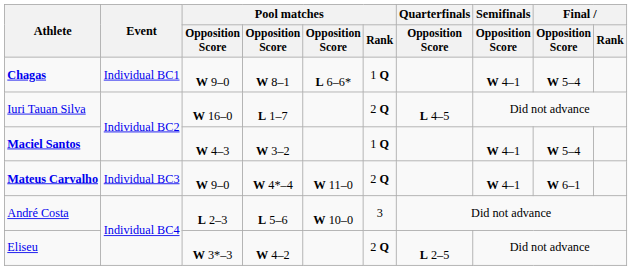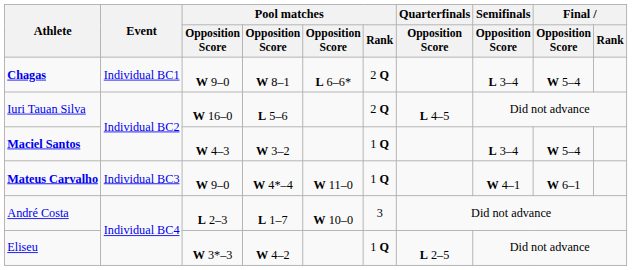(380, 75) 1 Q -> (380, 75) 2 Q
(503, 82) W 4–1 -> (503, 82) L 3–4
(273, 116) L 1–7 -> (273, 116) L 5–6
(503, 151) W 4–1 -> (503, 151) L 3–4
(380, 179) 2 Q -> (380, 179) 1 Q
(273, 220) L 5–6 -> (273, 220) L 1–7
(380, 248) 2 Q -> (380, 248) 1 Q
